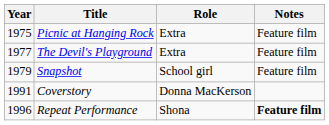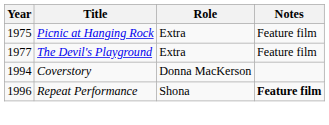- row: (59, 71)
(19, 91) 1991 -> (19, 71) 1994
